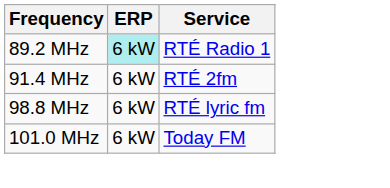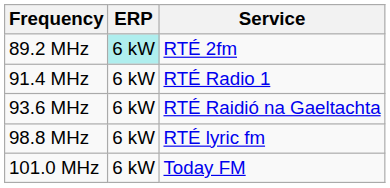(217, 49) RTÉ Radio 1 -> (200, 49) RTÉ 2fm
(200, 78) RTÉ 2fm -> (217, 78) RTÉ Radio 1
+ row: (49, 108)
